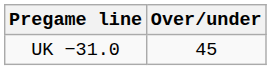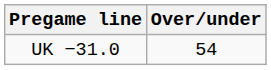(206, 50) 45 -> (206, 50) 54
